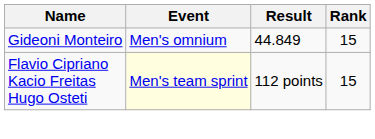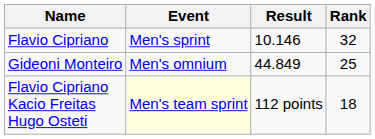+ row: (58, 40)
(348, 40) 15 -> (348, 64) 25
(348, 81) 15 -> (348, 104) 18
